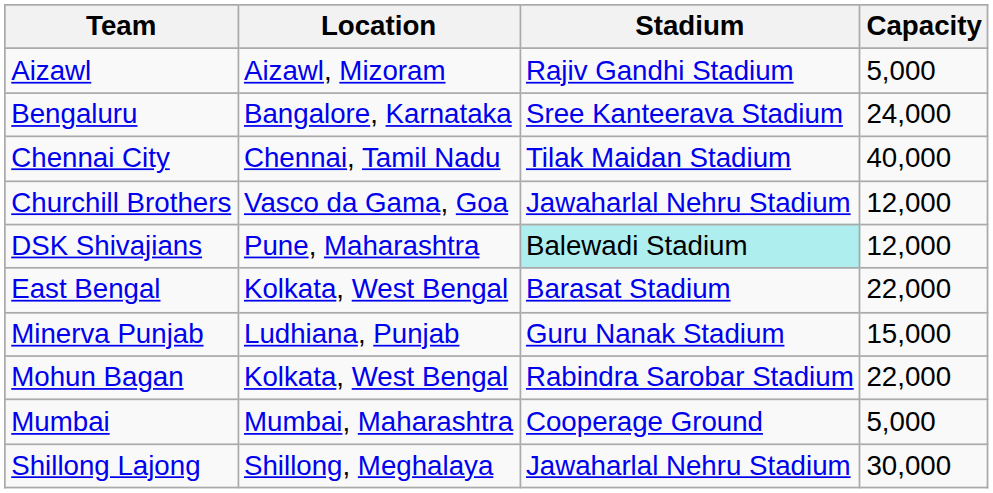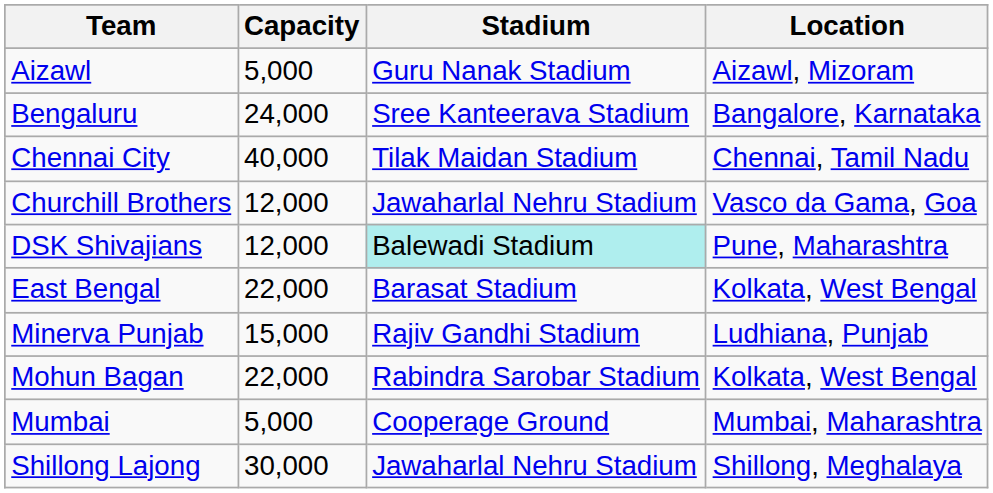columns swapped: (379, 26) <-> (924, 26)
(660, 70) Rajiv Gandhi Stadium -> (501, 70) Guru Nanak Stadium
(655, 333) Guru Nanak Stadium -> (506, 333) Rajiv Gandhi Stadium
